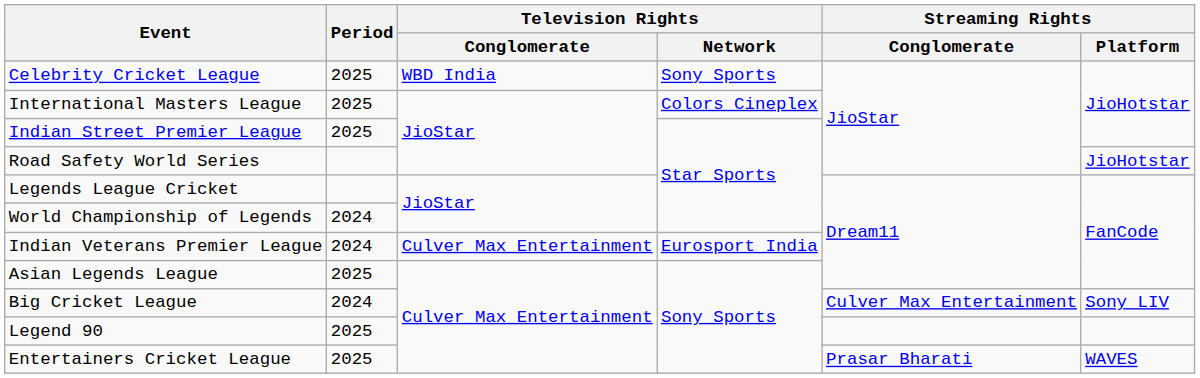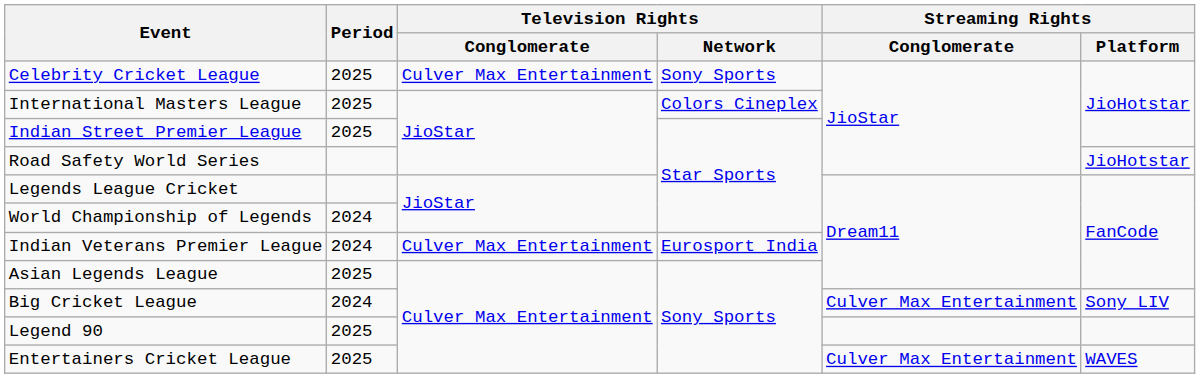(449, 76) WBD India -> (527, 76) Culver Max Entertainment
(899, 360) Prasar Bharati -> (951, 360) Culver Max Entertainment
